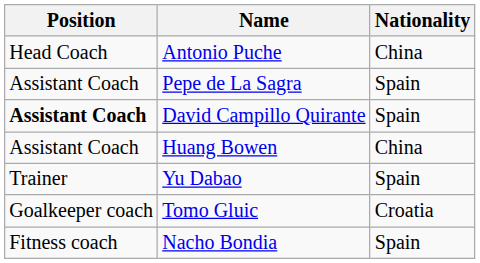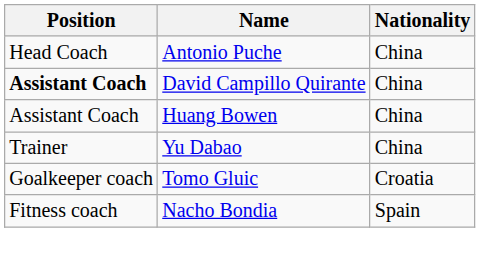- row: (232, 83)
(398, 115) Spain -> (399, 83) China
(398, 178) Spain -> (399, 147) China
